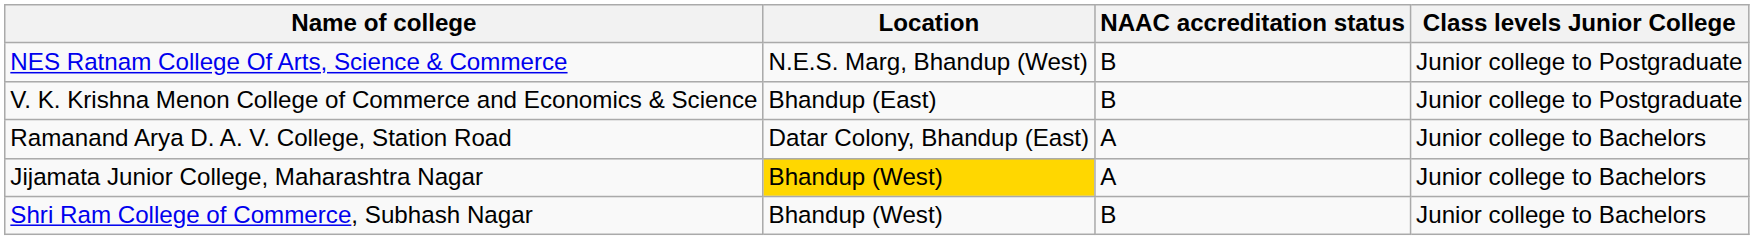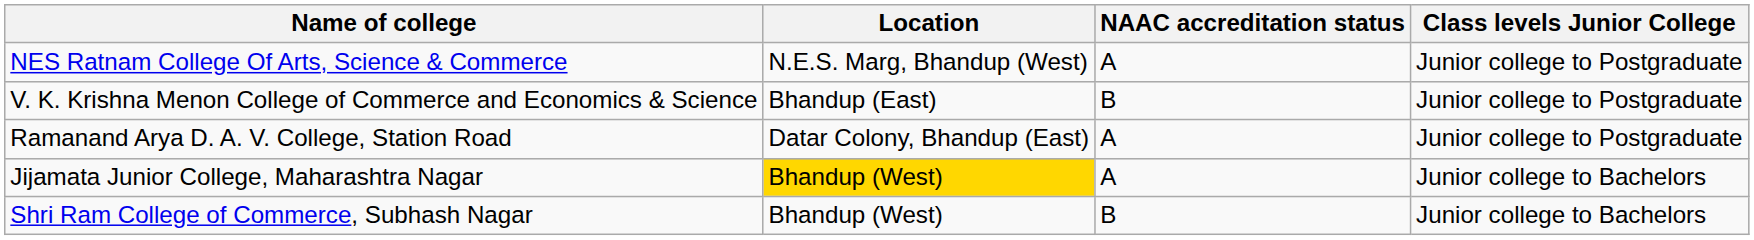(1108, 61) B -> (1108, 61) A
(1561, 138) Junior college to Bachelors -> (1579, 138) Junior college to Postgraduate
